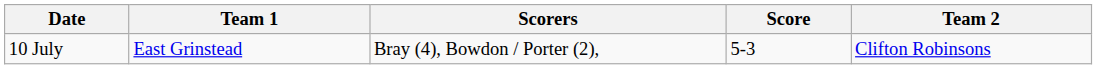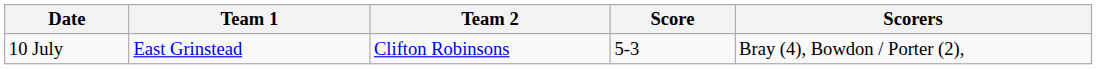columns swapped: (971, 19) <-> (548, 19)
